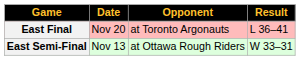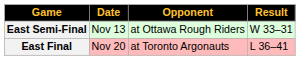rows swapped: (47, 47) <-> (47, 30)
